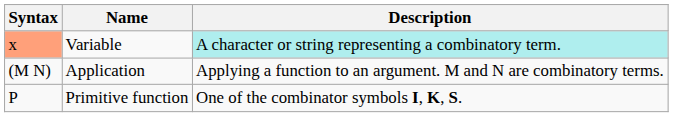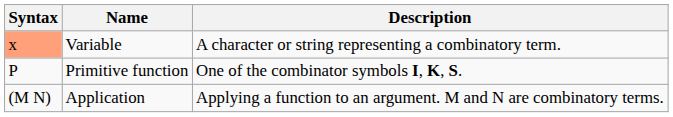(378, 44) paleturquoise background -> (378, 44) no background
rows swapped: (127, 97) <-> (105, 71)
